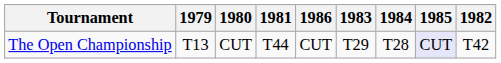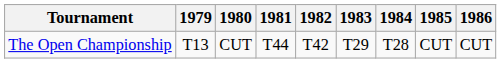columns swapped: (476, 18) <-> (316, 18)
(436, 44) lavender background -> (436, 44) no background
